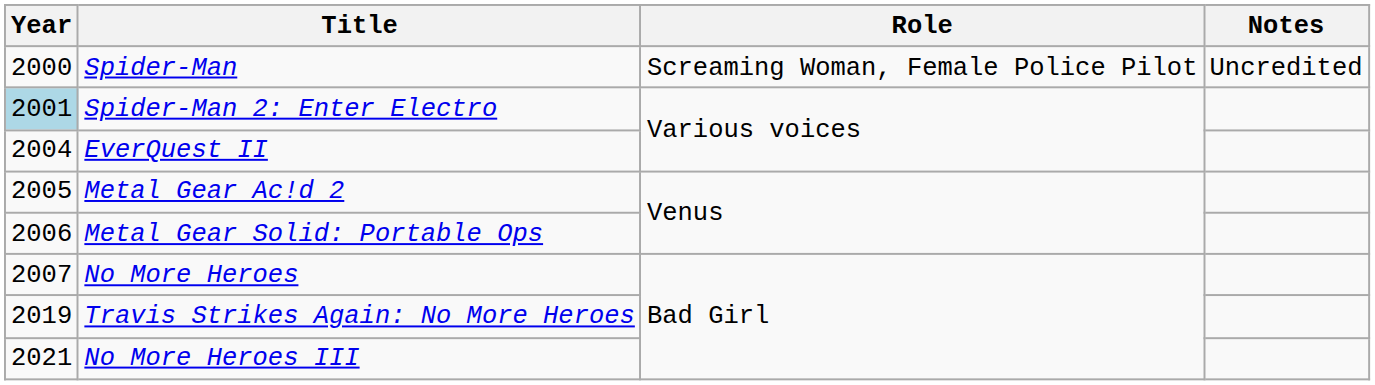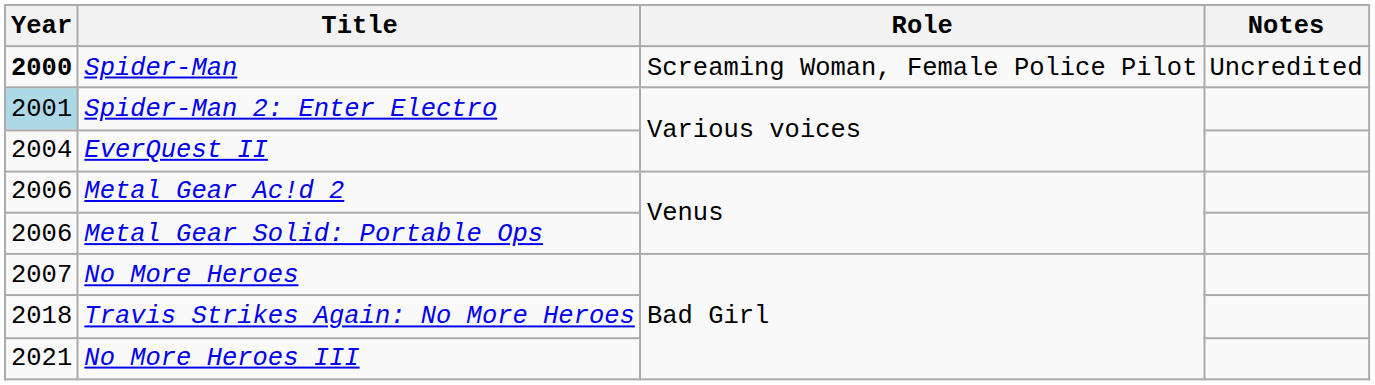(42, 67) normal -> (42, 67) bold
(42, 192) 2005 -> (42, 192) 2006
(42, 316) 2019 -> (42, 316) 2018
